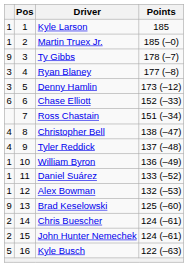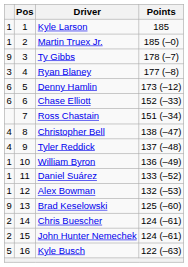(9, 87) 3 -> (9, 87) 6
